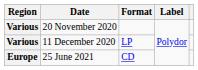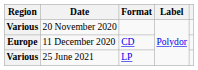(22, 42) Various -> (22, 42) Europe
(127, 42) LP -> (128, 42) CD
(22, 57) Europe -> (22, 57) Various
(128, 57) CD -> (127, 57) LP
